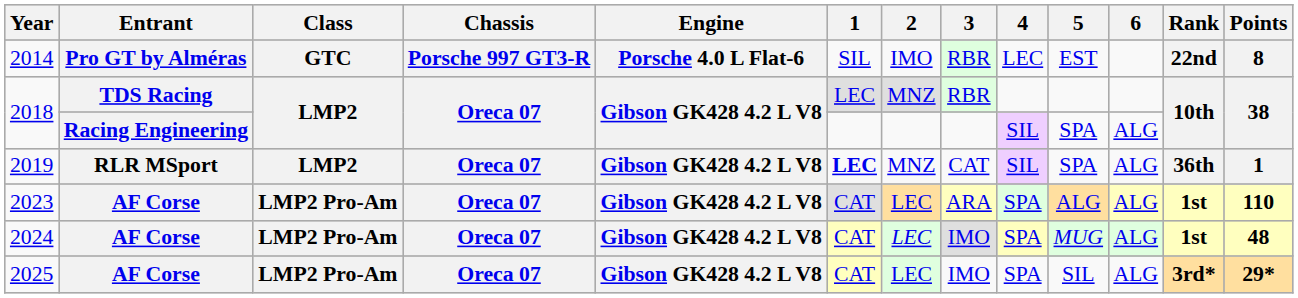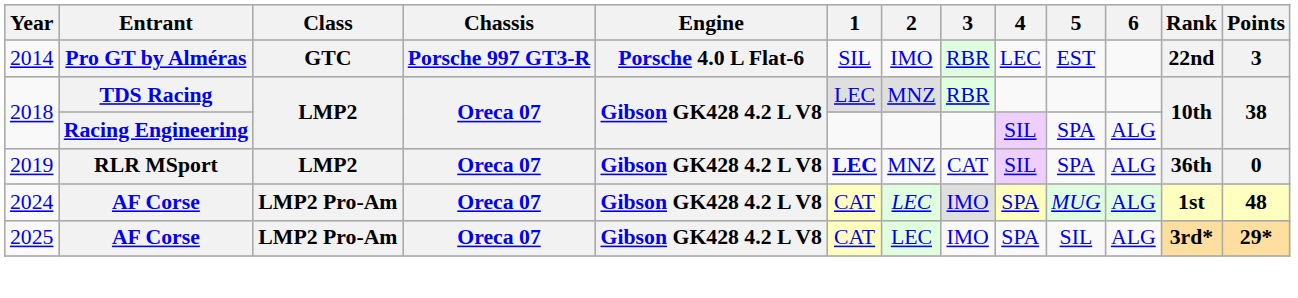(1258, 57) 8 -> (1256, 57) 3
(1258, 165) 1 -> (1256, 165) 0
- row: (32, 201)
